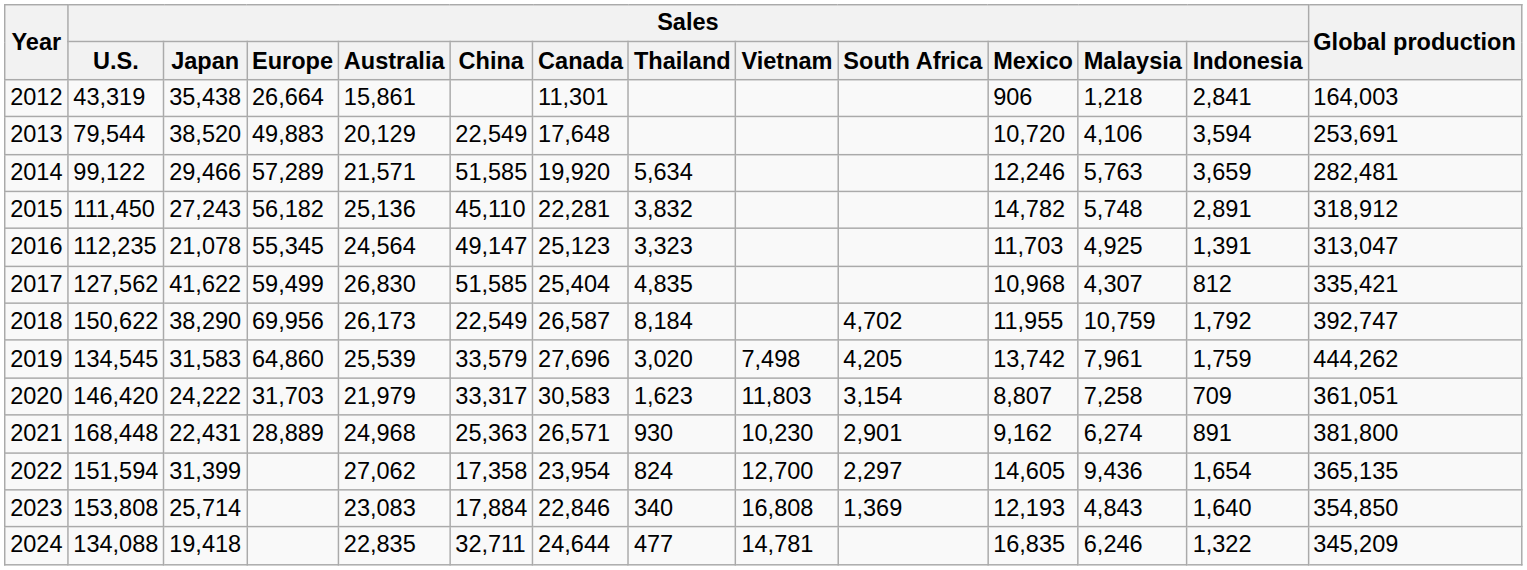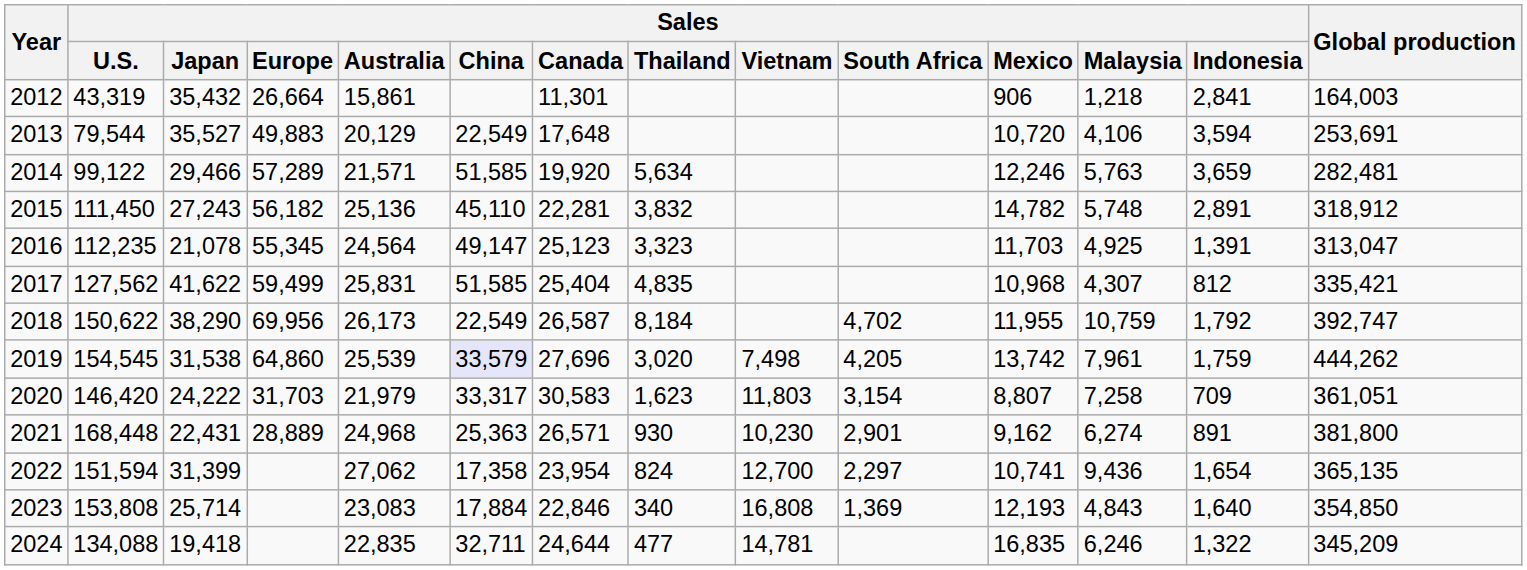(205, 97) 35,438 -> (205, 97) 35,432
(205, 135) 38,520 -> (205, 135) 35,527
(380, 284) 26,830 -> (380, 284) 25,831
(116, 358) 134,545 -> (116, 358) 154,545
(205, 358) 31,583 -> (205, 358) 31,538
(491, 358) no background -> (491, 358) lavender background
(1029, 470) 14,605 -> (1029, 470) 10,741
